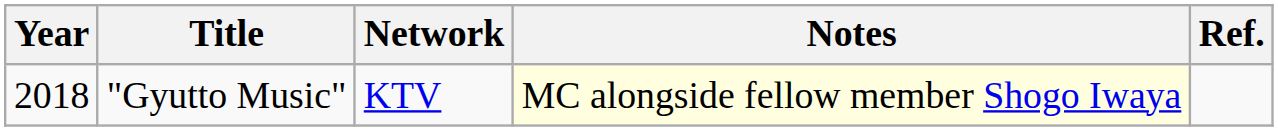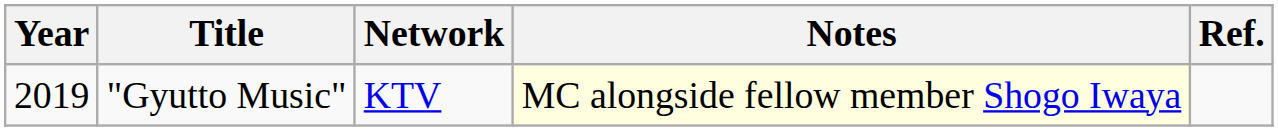(52, 94) 2018 -> (52, 94) 2019
